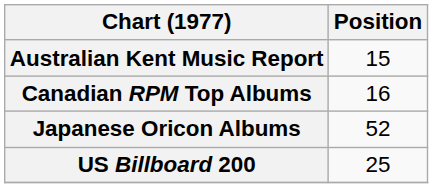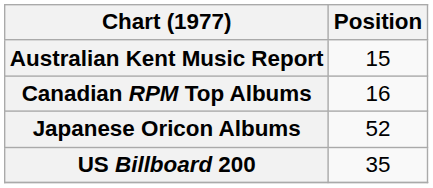(378, 164) 25 -> (378, 164) 35
